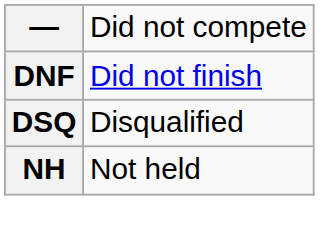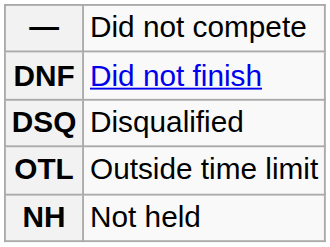+ row: (44, 169)
